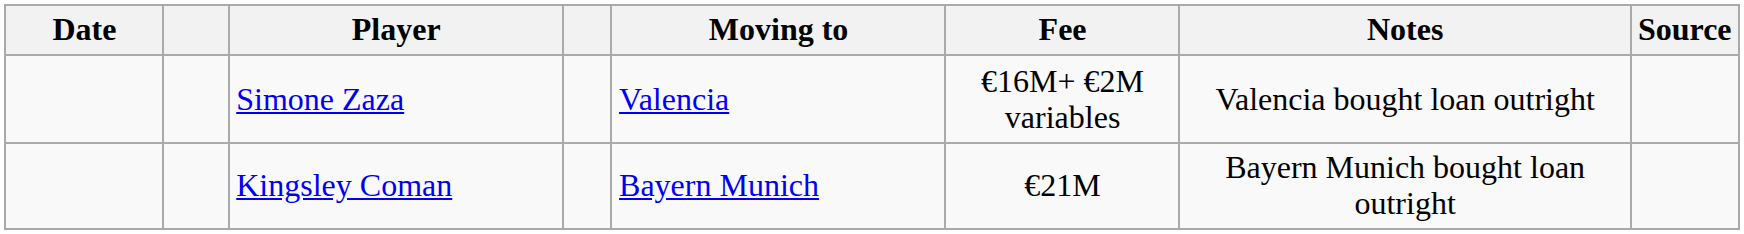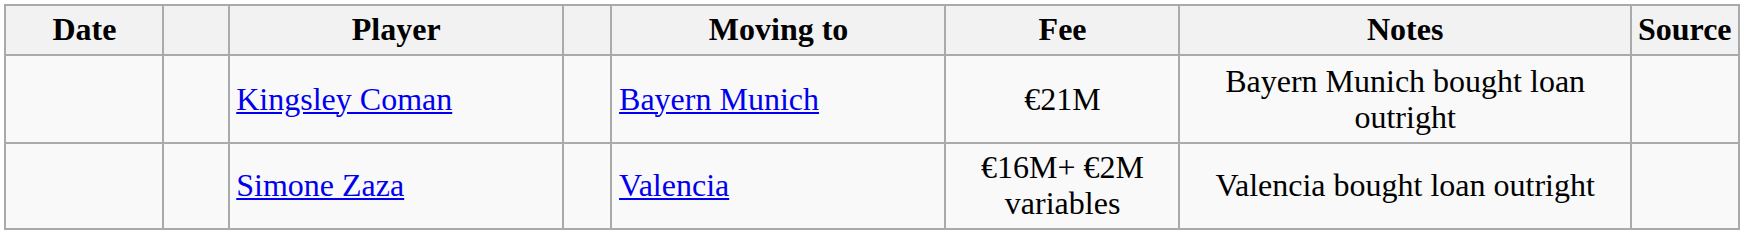rows swapped: (320, 98) <-> (344, 185)
